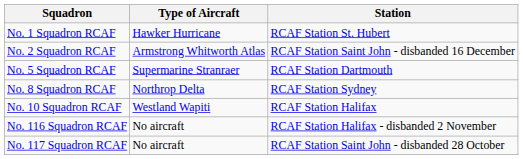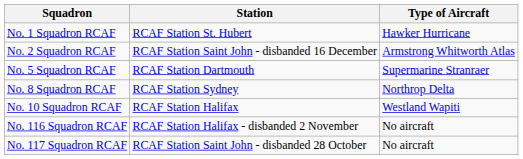columns swapped: (199, 13) <-> (393, 13)
